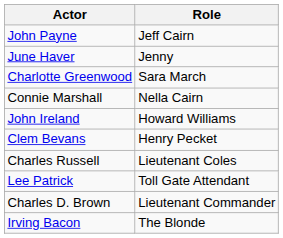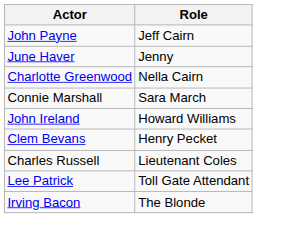(172, 77) Sara March -> (171, 77) Nella Cairn
(171, 98) Nella Cairn -> (172, 98) Sara March
- row: (59, 202)
